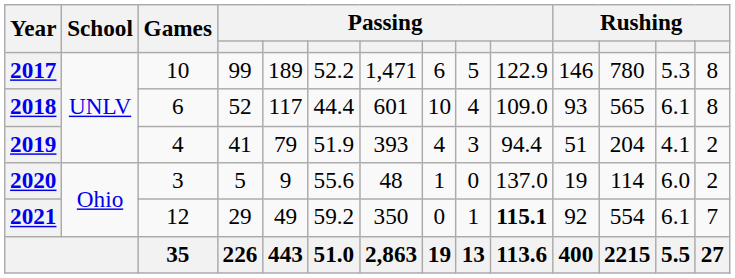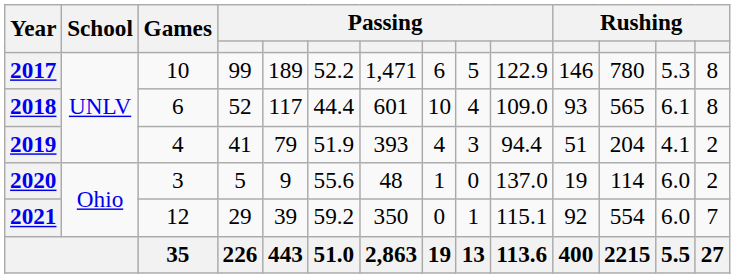(286, 217) 49 -> (286, 217) 39
(522, 217) bold -> (522, 217) normal
(676, 217) 6.1 -> (676, 217) 6.0
